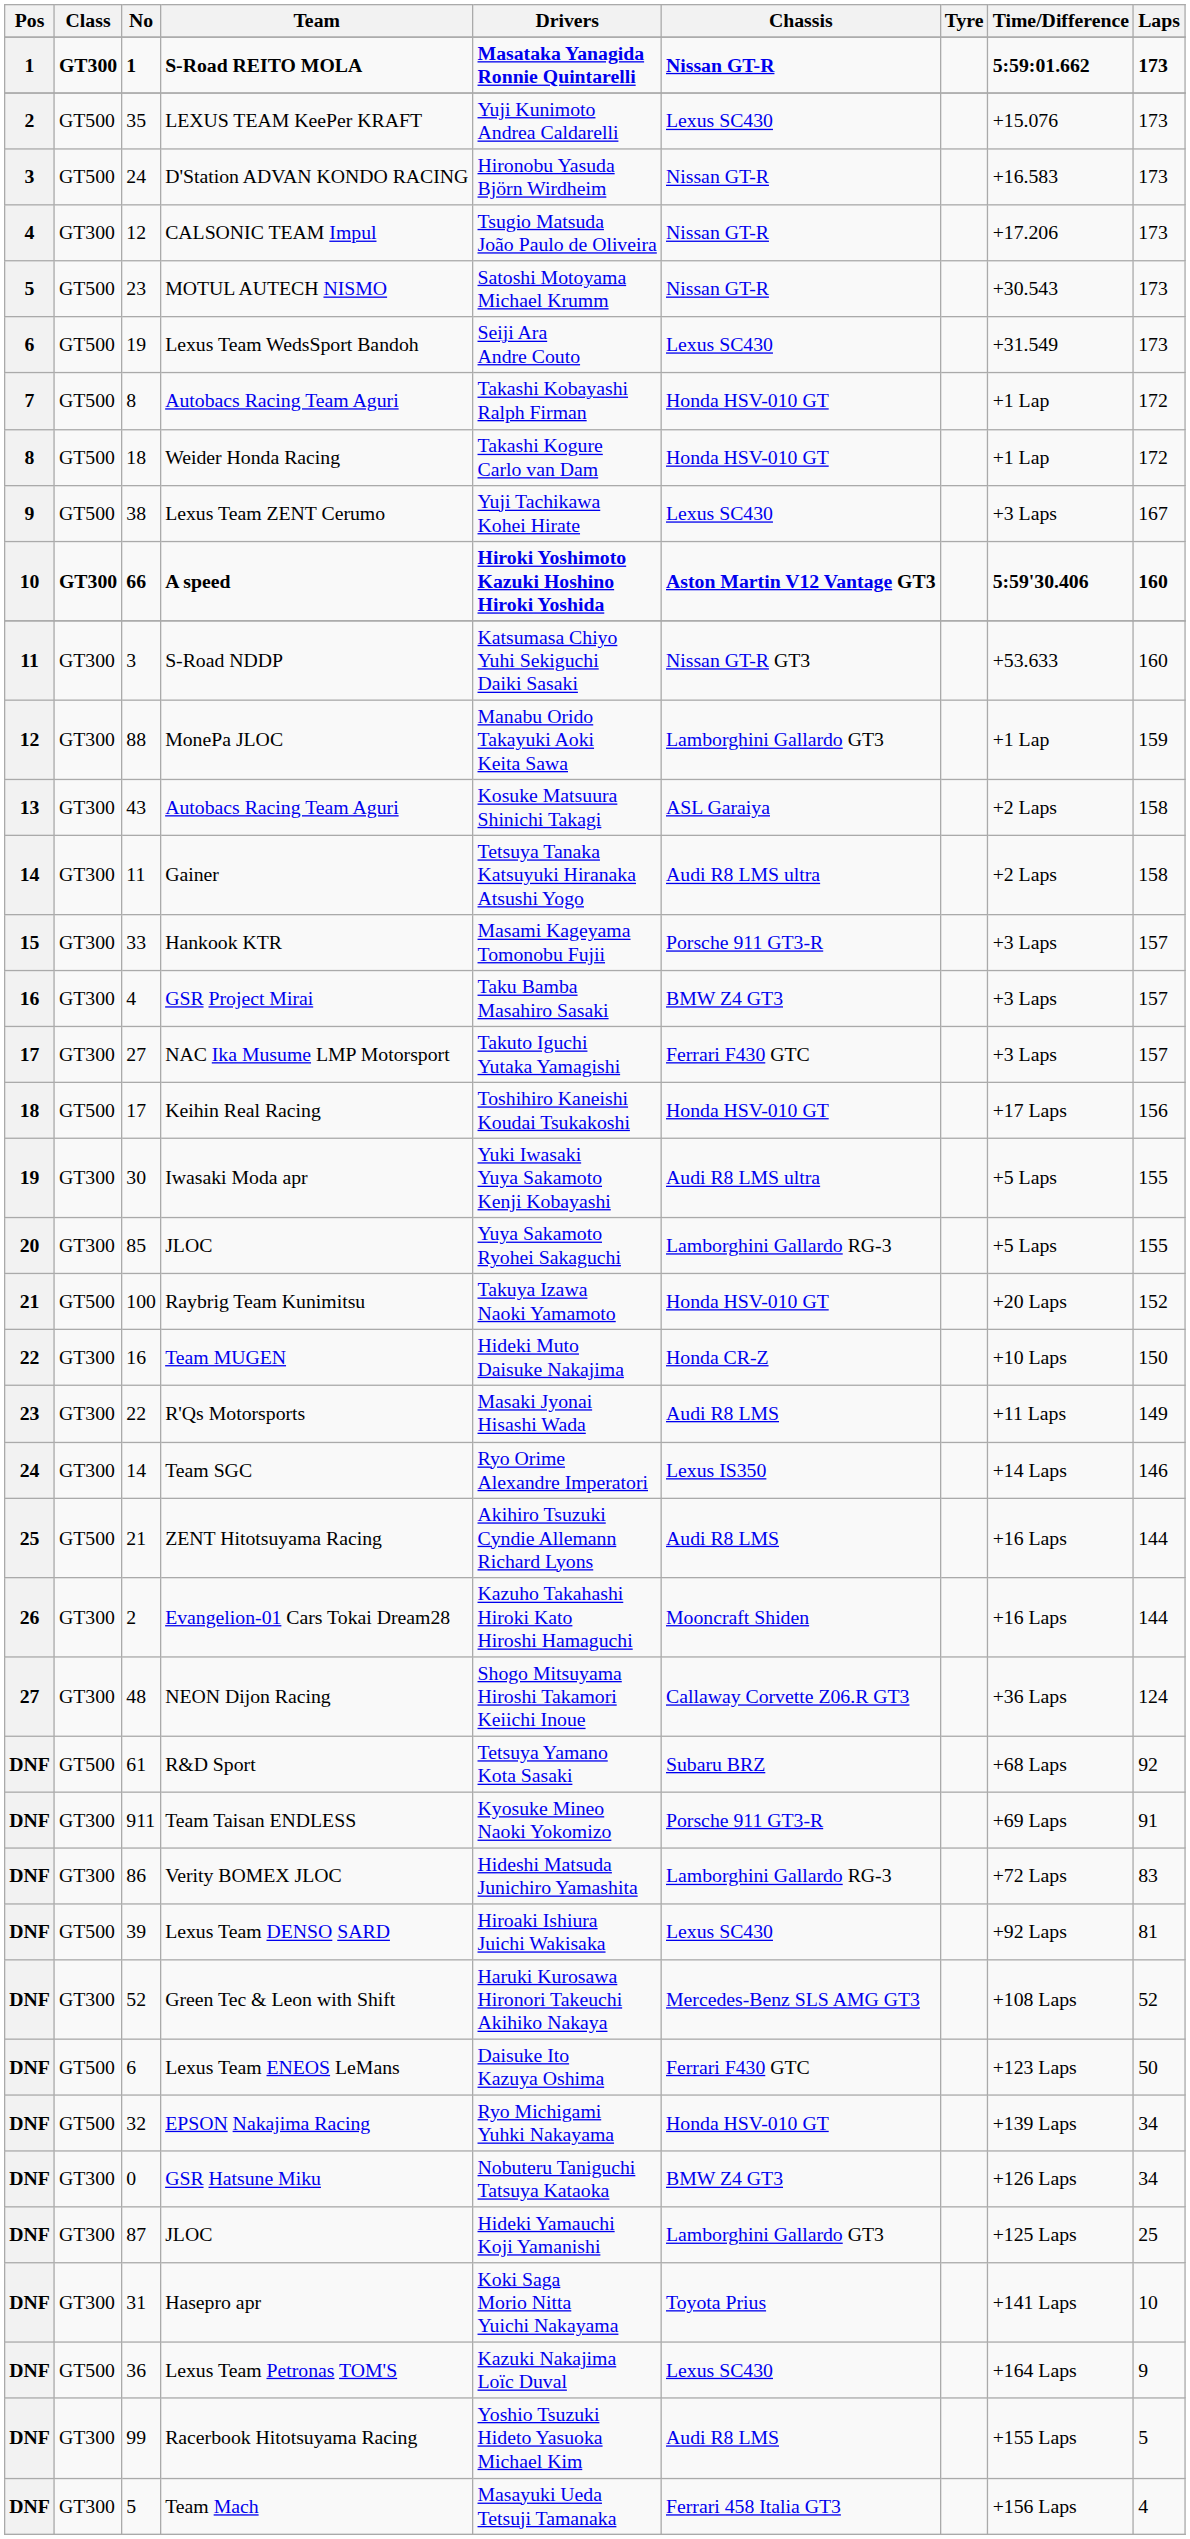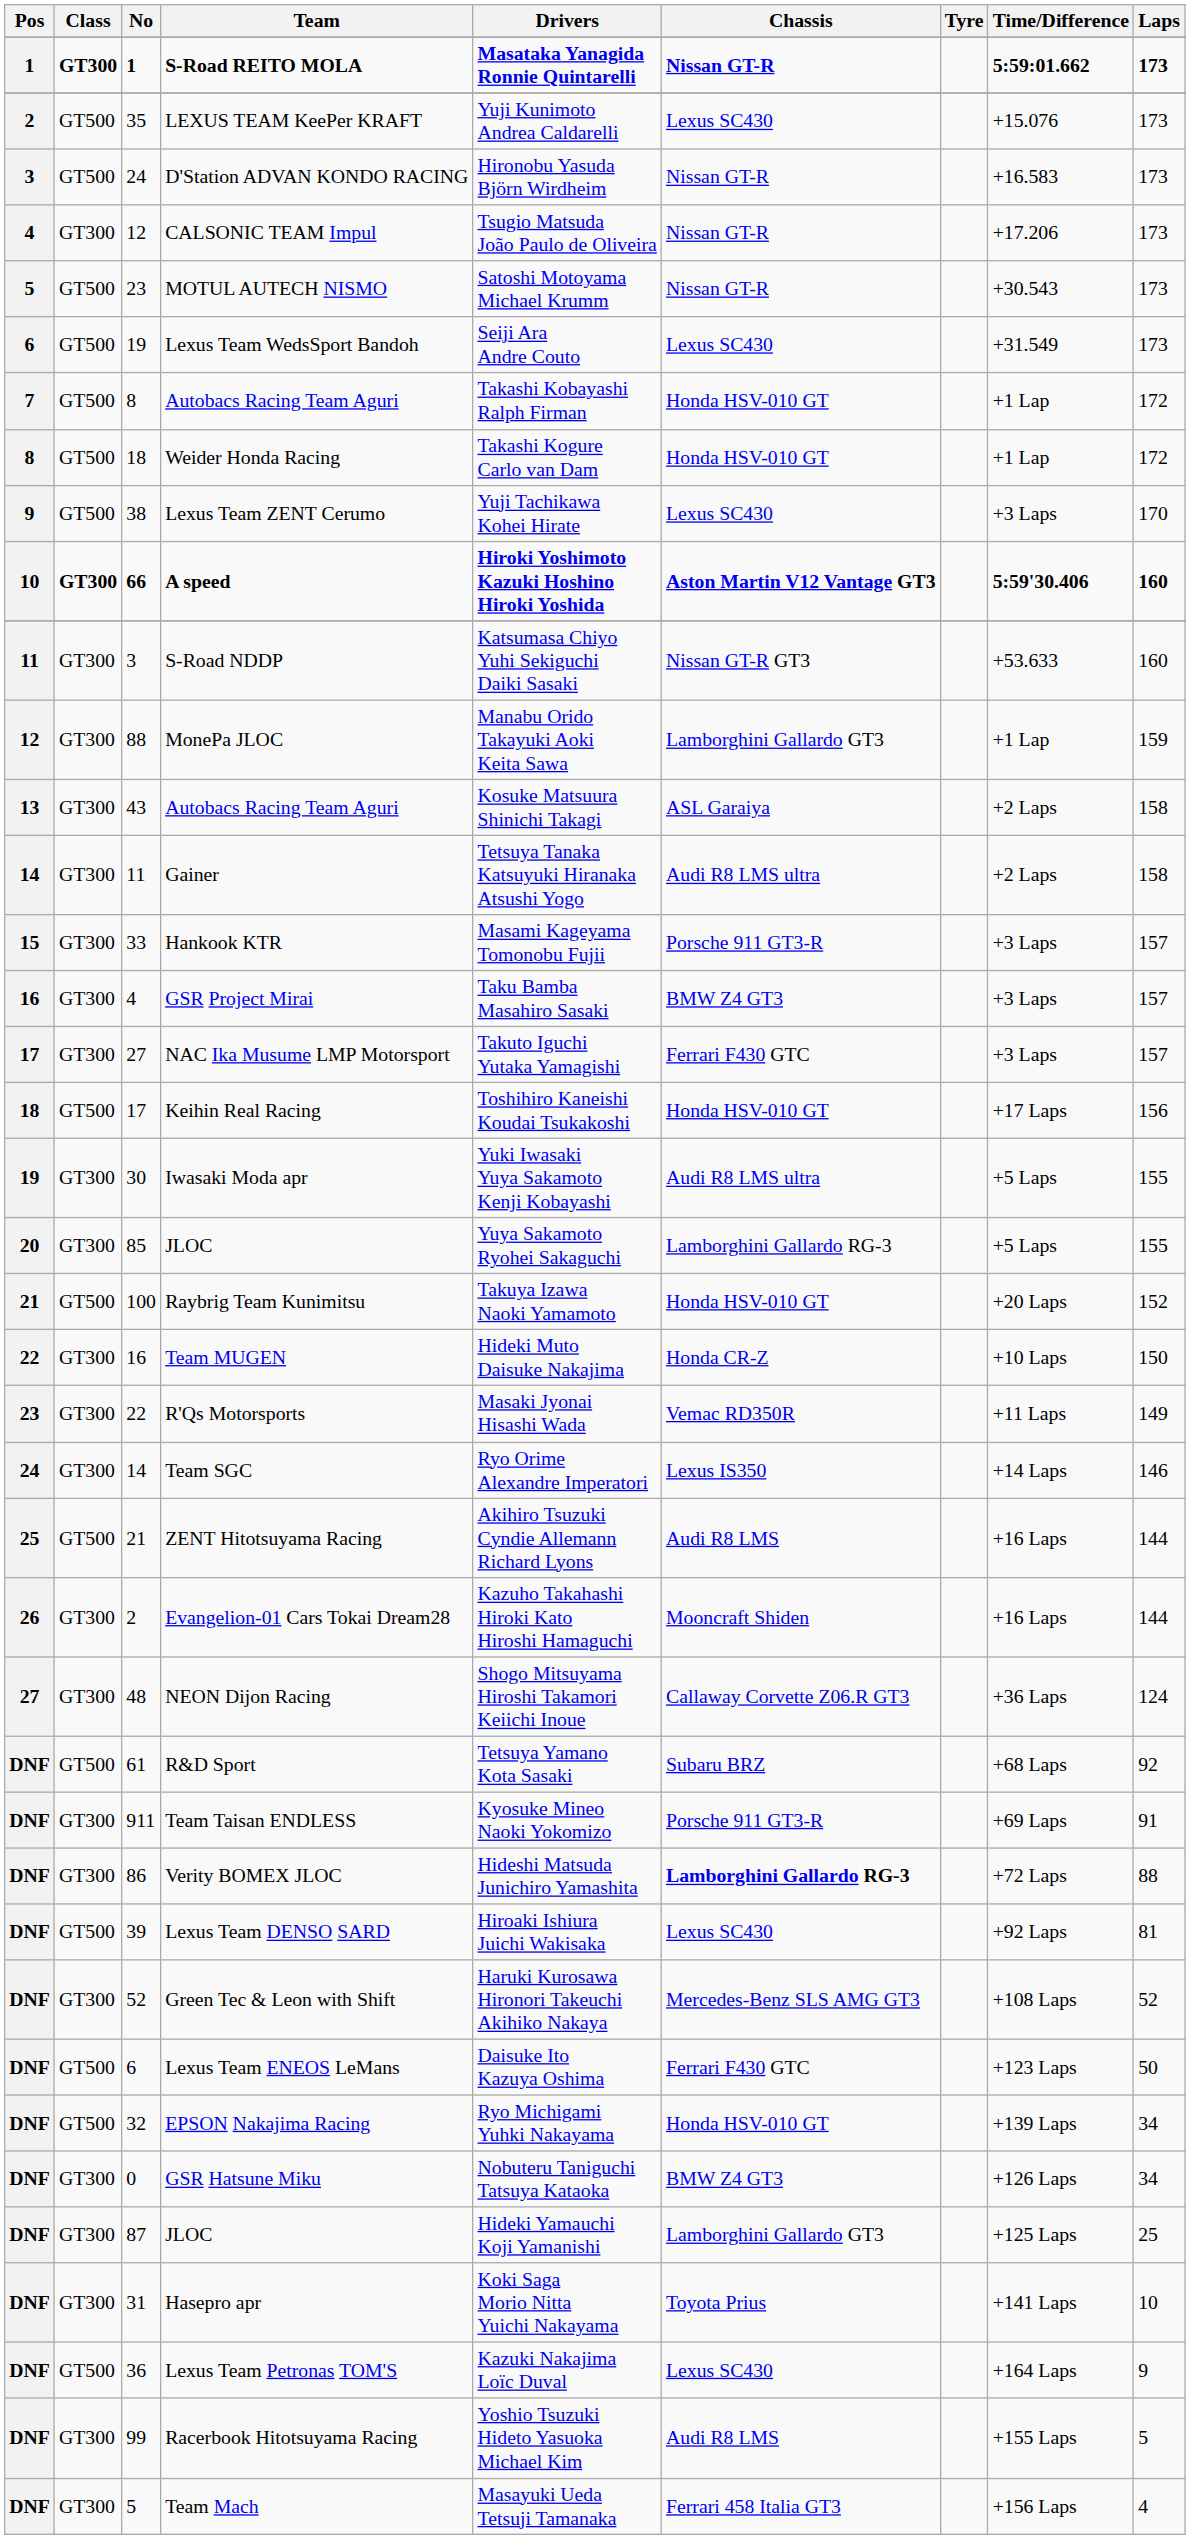(1153, 513) 167 -> (1153, 513) 170
(723, 1413) Audi R8 LMS -> (730, 1413) Vemac RD350R
(779, 1875) normal -> (788, 1875) bold
(1148, 1875) 83 -> (1148, 1875) 88
